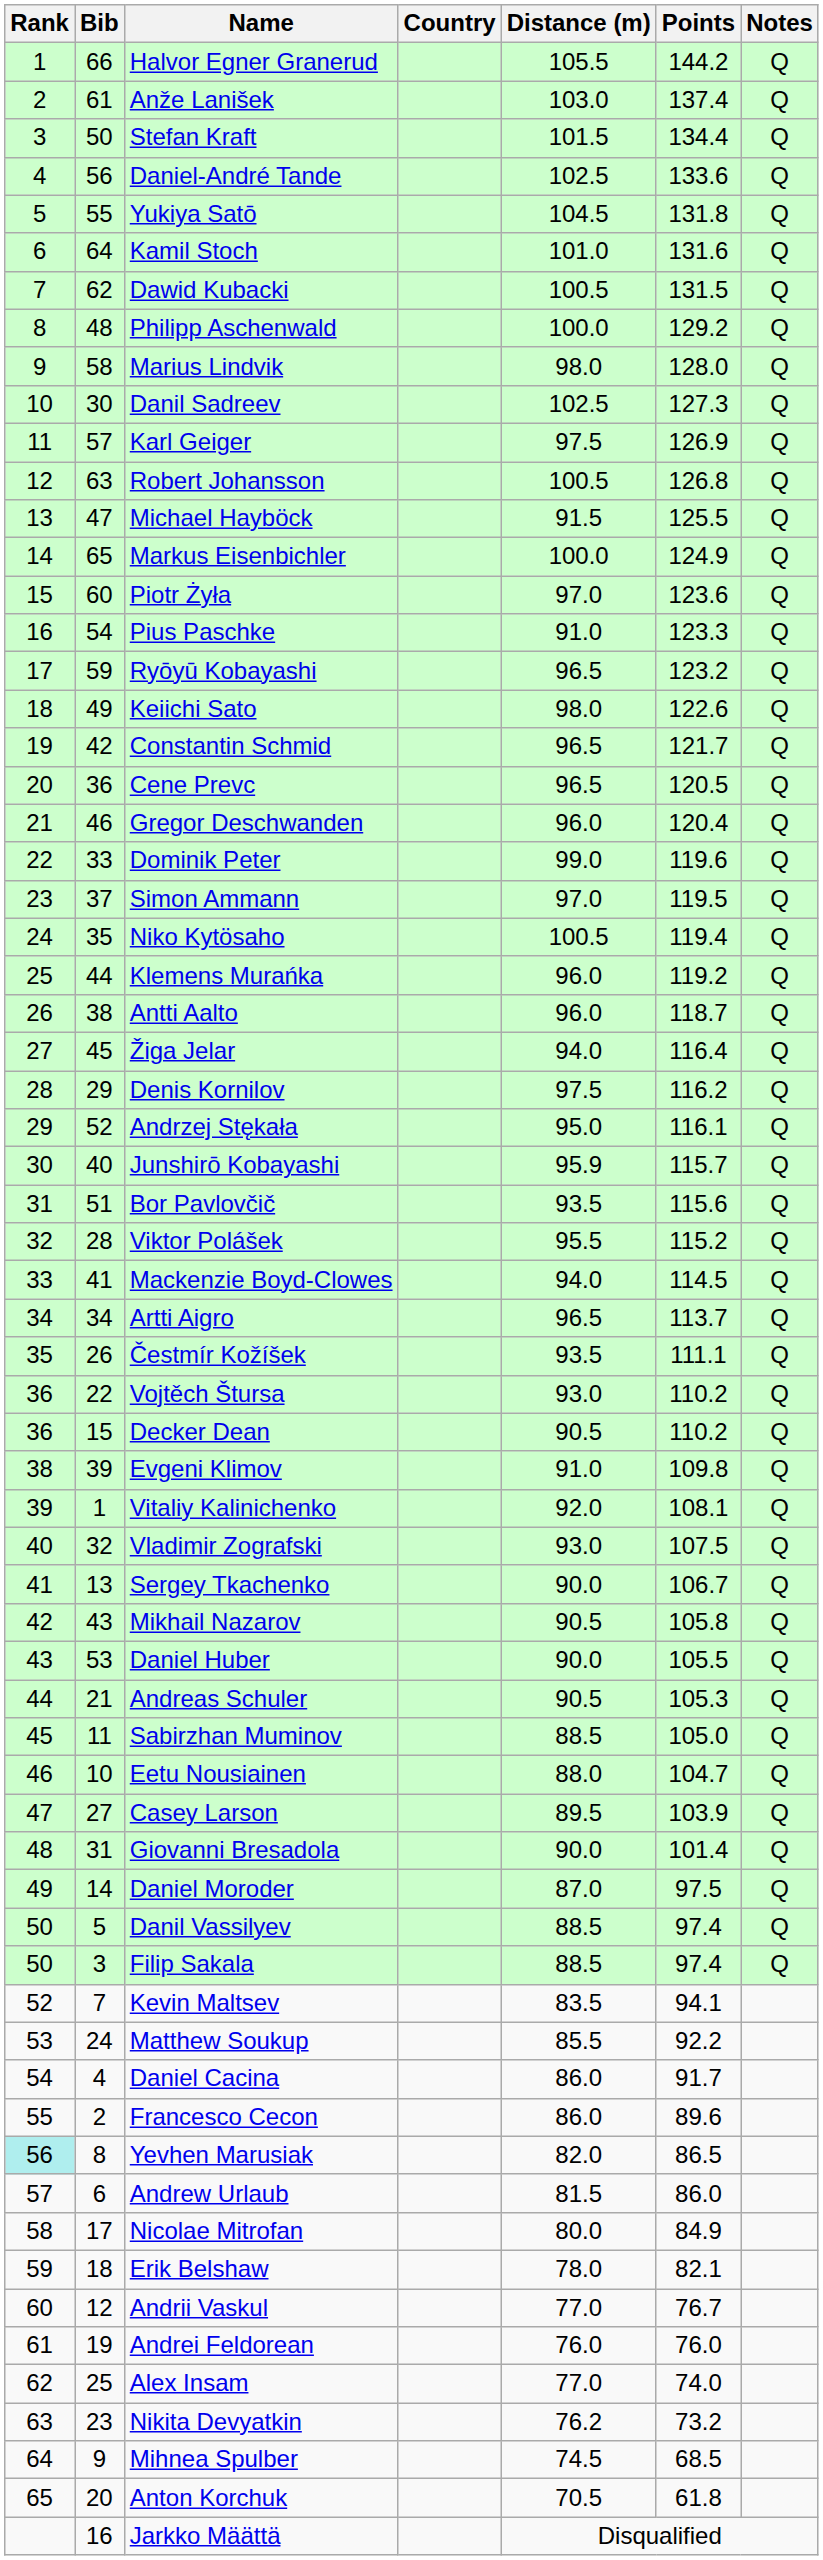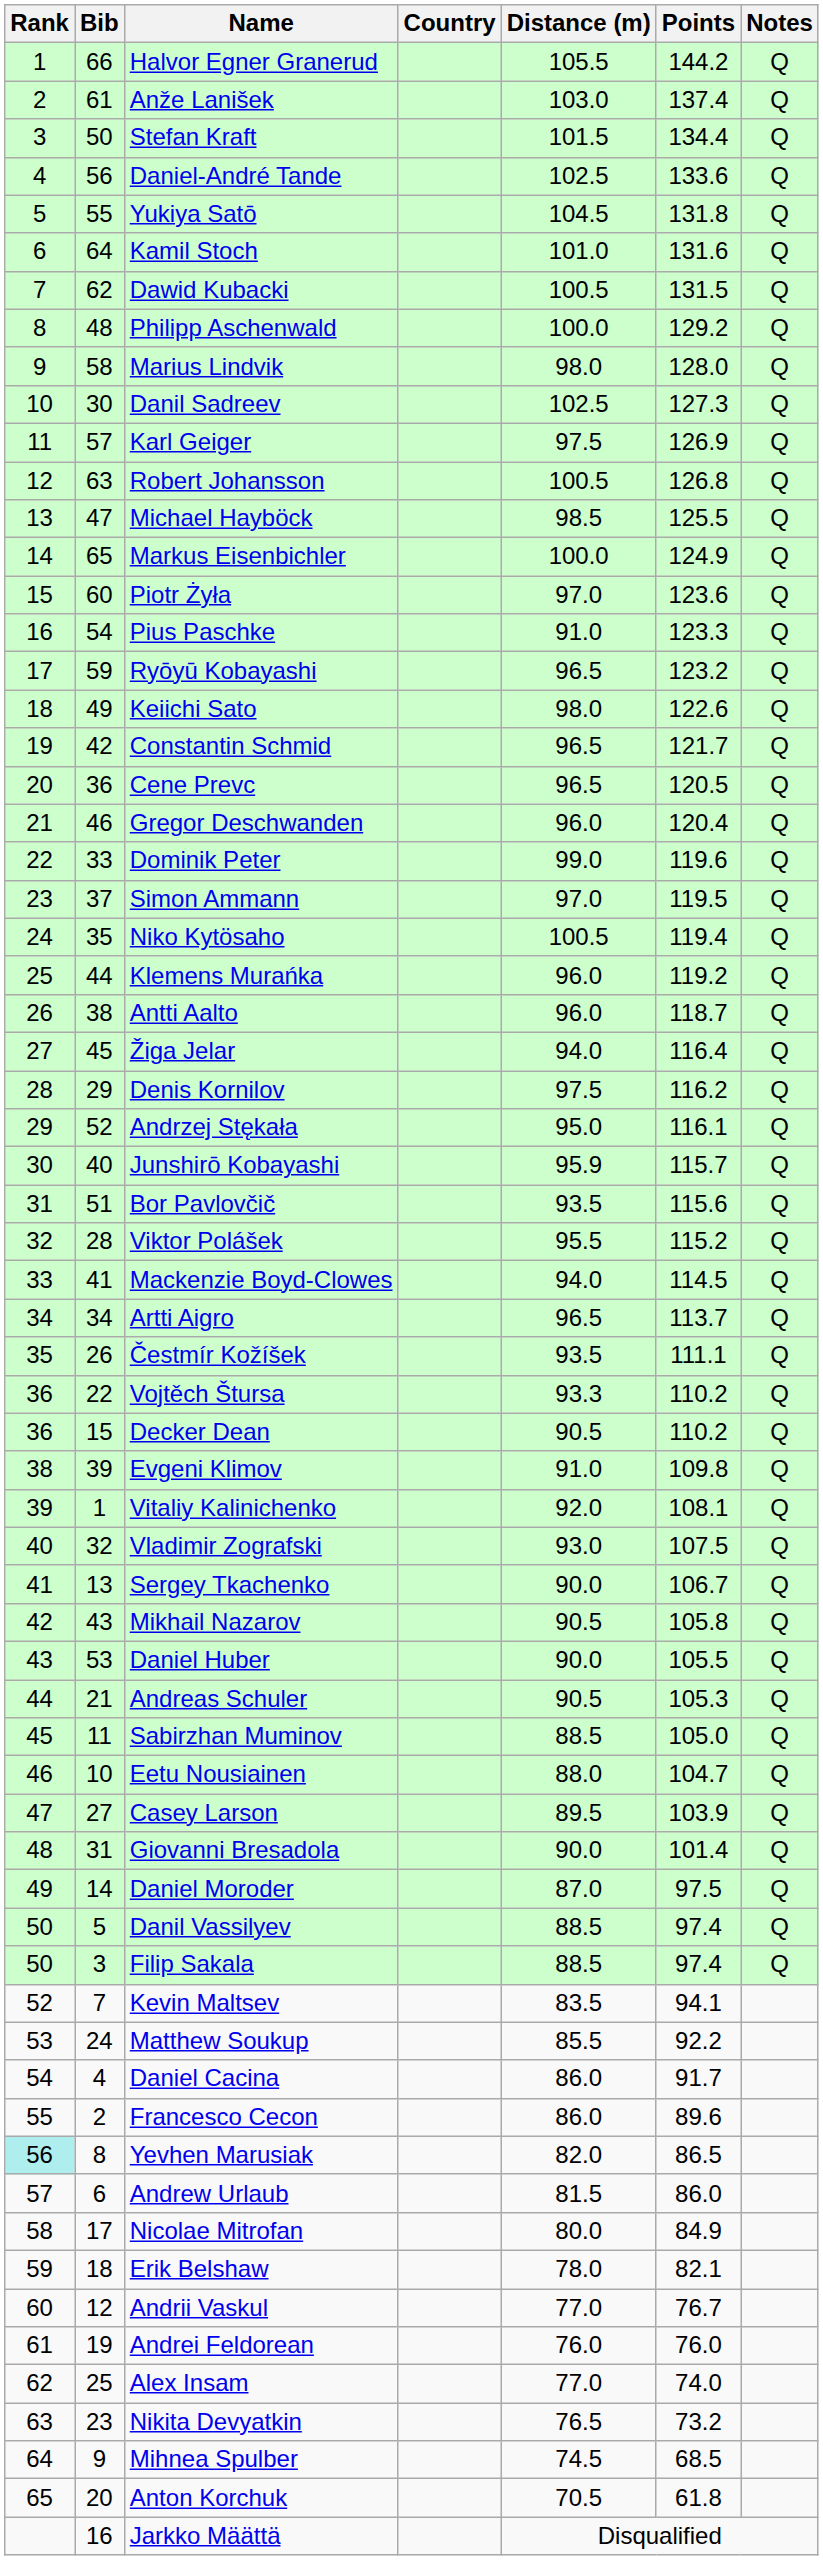(579, 518) 91.5 -> (579, 518) 98.5
(579, 1393) 93.0 -> (579, 1393) 93.3
(579, 2421) 76.2 -> (579, 2421) 76.5
